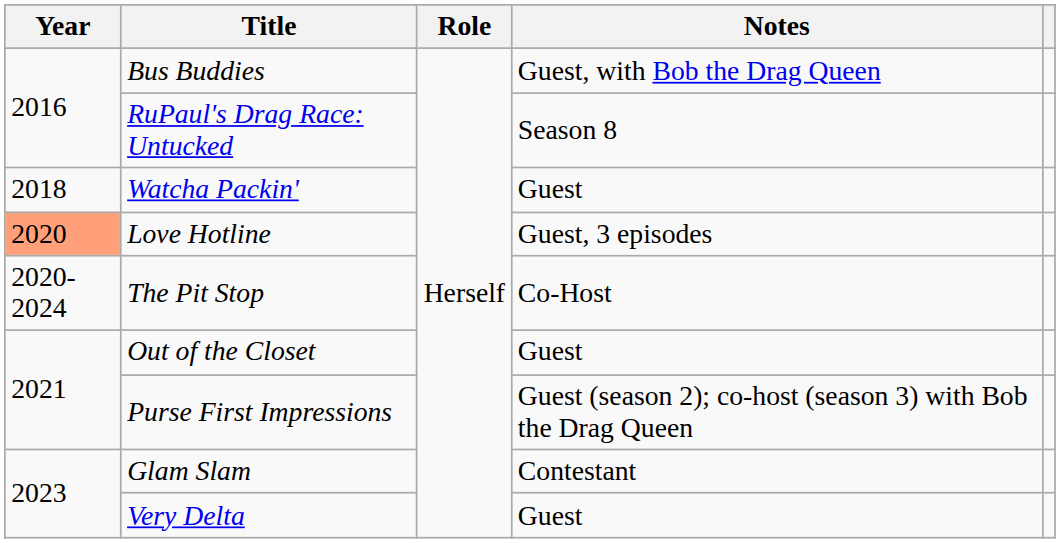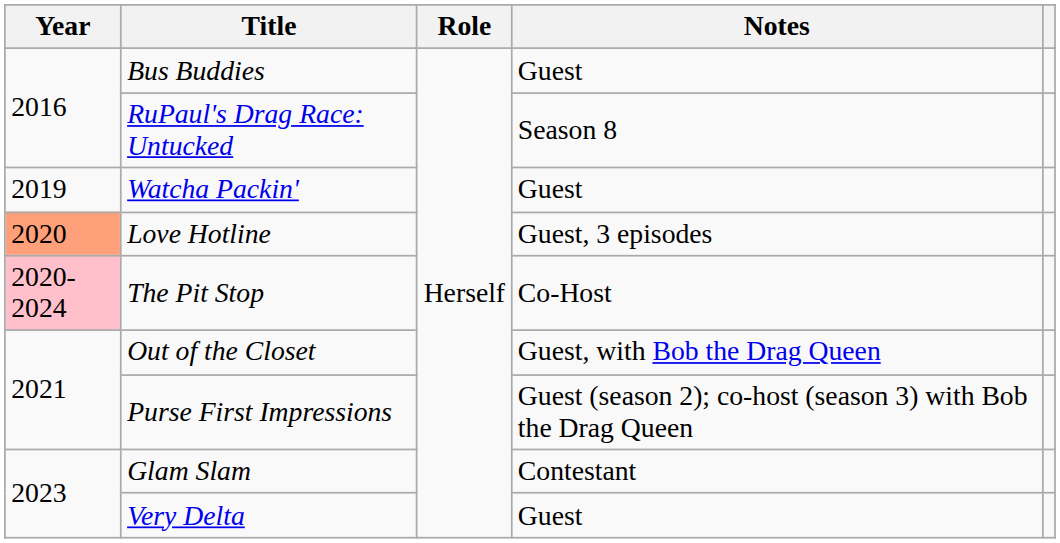(699, 70) Guest, with Bob the Drag Queen -> (550, 70) Guest
(39, 189) 2018 -> (39, 189) 2019
(44, 292) no background -> (44, 292) pink background
(550, 352) Guest -> (699, 352) Guest, with Bob the Drag Queen
